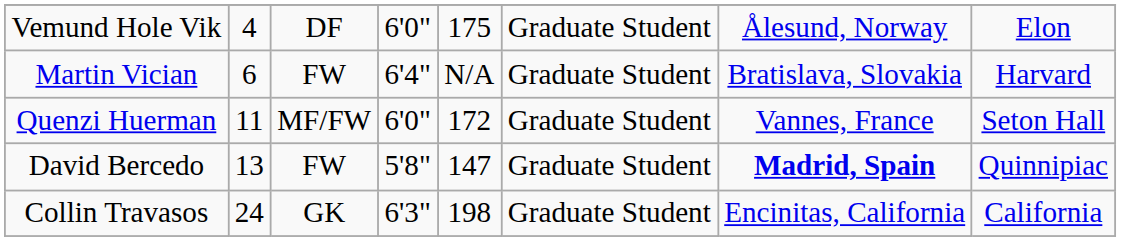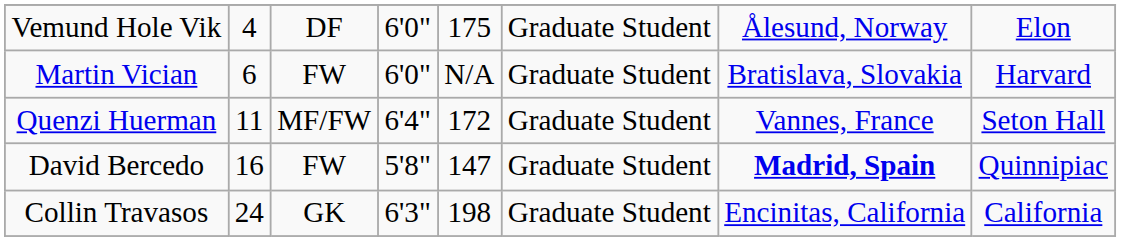(408, 73) 6'4" -> (408, 73) 6'0"
(408, 119) 6'0" -> (408, 119) 6'4"
(249, 166) 13 -> (249, 166) 16
